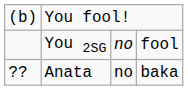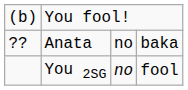rows swapped: (68, 72) <-> (75, 45)
